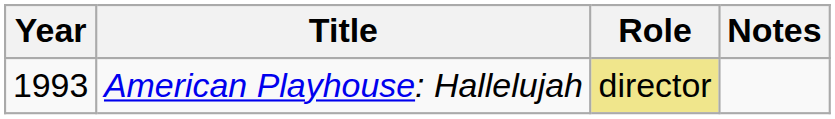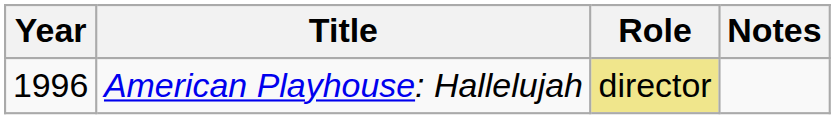(51, 85) 1993 -> (51, 85) 1996
